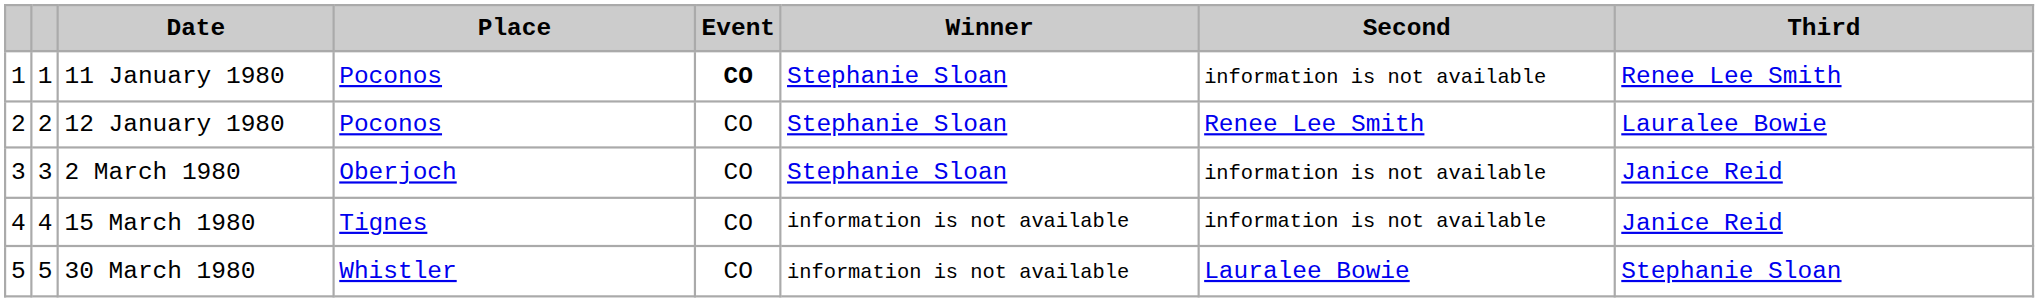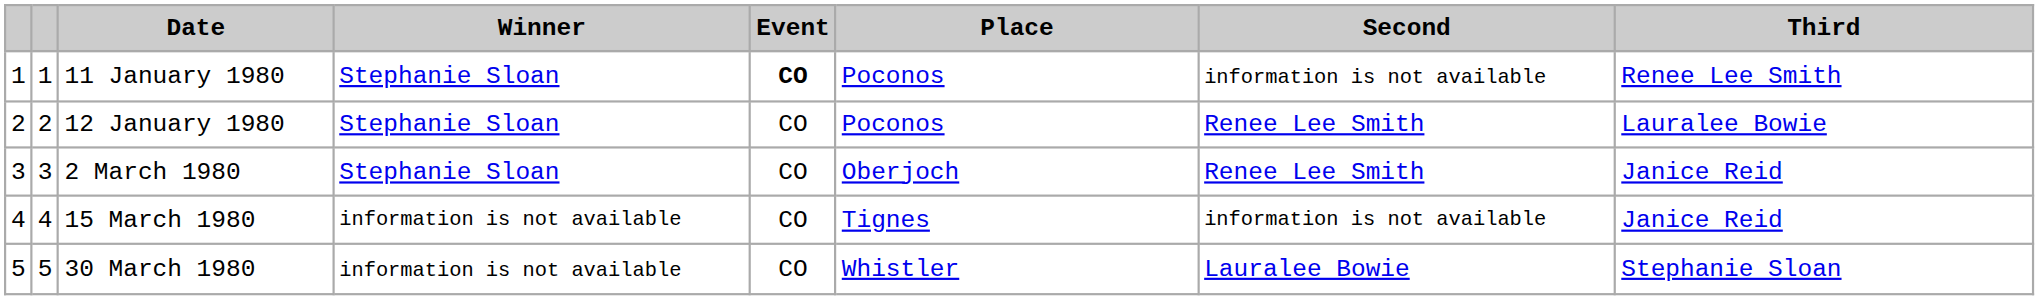columns swapped: (514, 29) <-> (990, 29)
(1375, 173) information is not available -> (1314, 172) Renee Lee Smith
